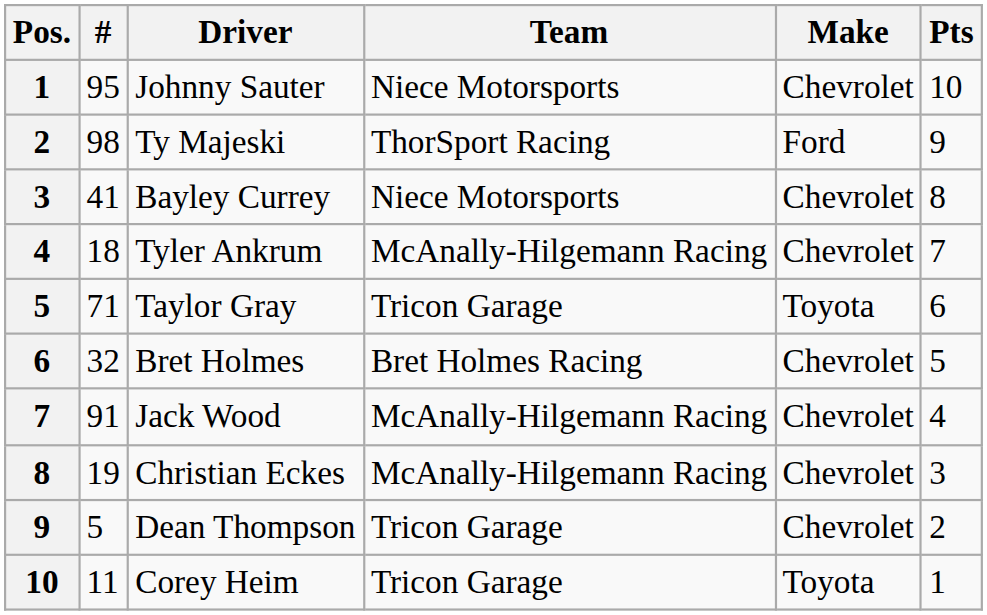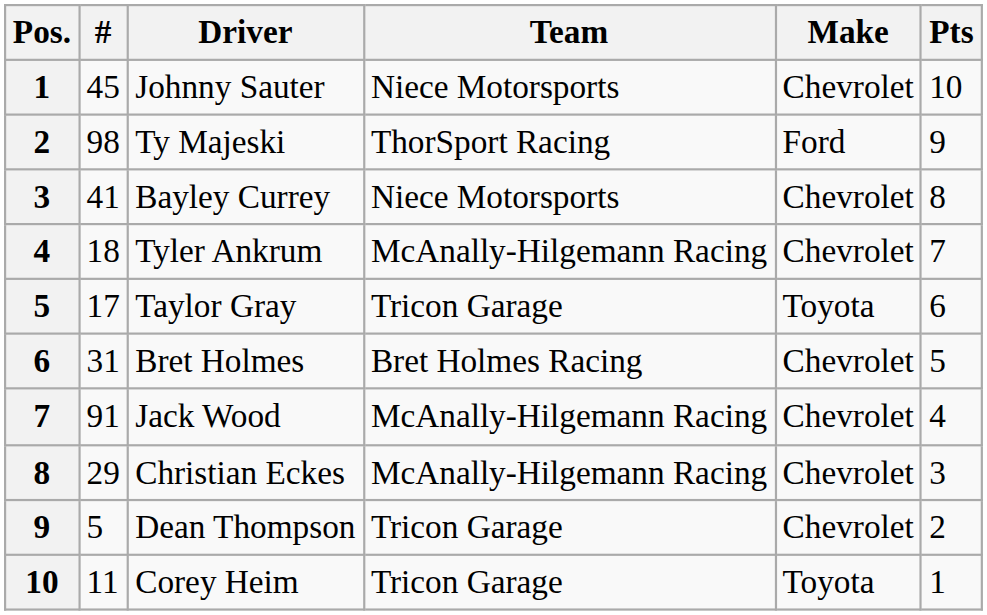(103, 87) 95 -> (103, 87) 45
(103, 306) 71 -> (103, 306) 17
(103, 361) 32 -> (103, 361) 31
(103, 471) 19 -> (103, 471) 29
